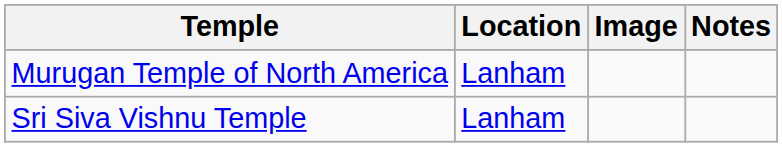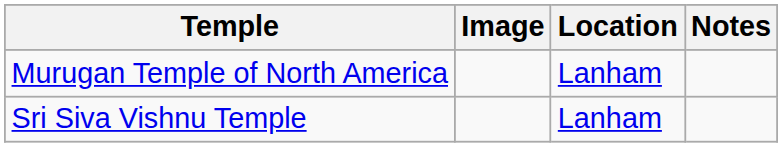columns swapped: (521, 27) <-> (636, 27)
